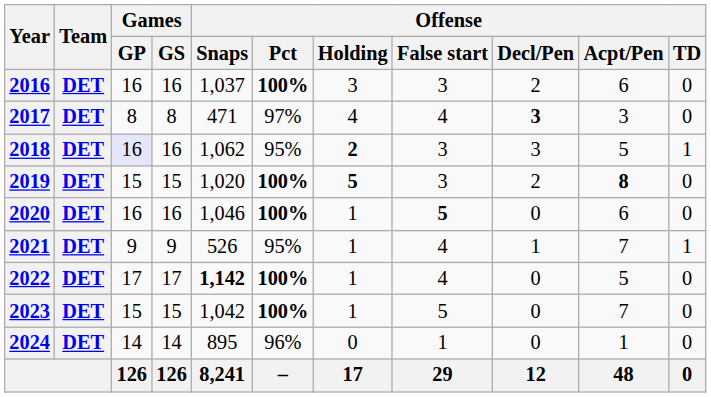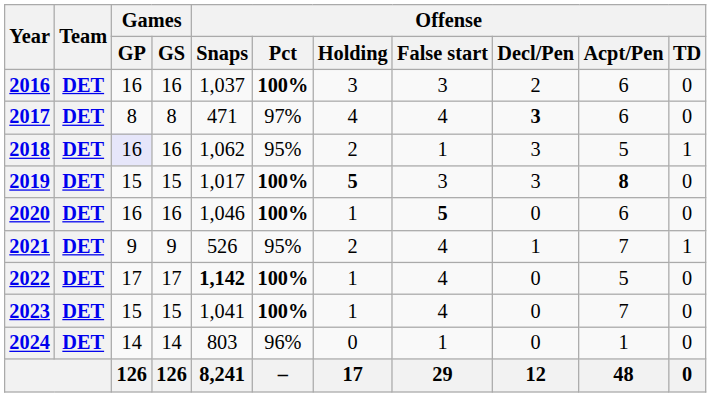(623, 117) 3 -> (623, 117) 6
(353, 149) bold -> (353, 149) normal
(443, 149) 3 -> (443, 149) 1
(222, 181) 1,020 -> (222, 181) 1,017
(536, 181) 2 -> (536, 181) 3
(353, 246) 1 -> (353, 246) 2
(222, 310) 1,042 -> (222, 310) 1,041
(443, 310) 5 -> (443, 310) 4
(222, 342) 895 -> (222, 342) 803
